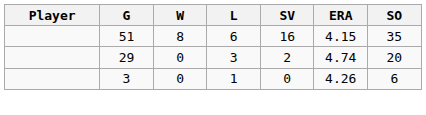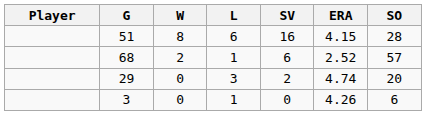(394, 36) 35 -> (394, 36) 28
+ row: (127, 57)
